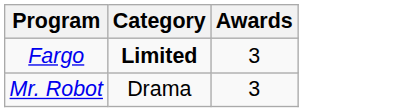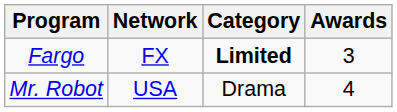+ column: (155, 21)
(254, 89) 3 -> (349, 89) 4
